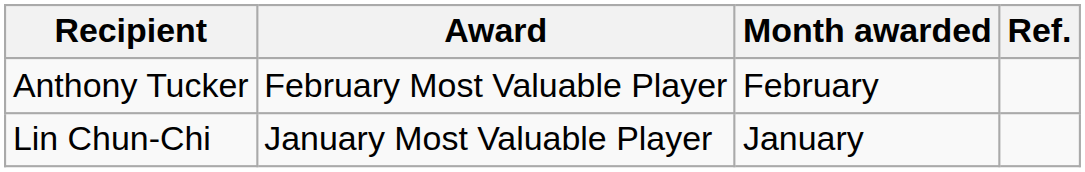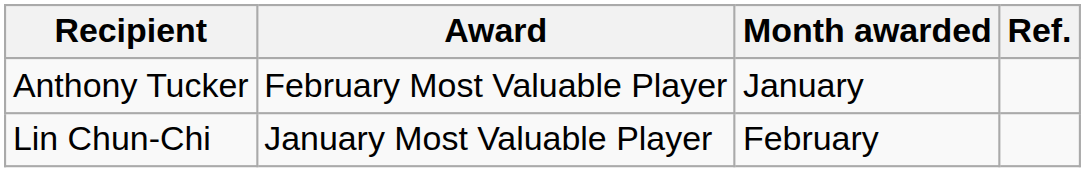(811, 85) February -> (803, 85) January
(803, 138) January -> (811, 138) February
